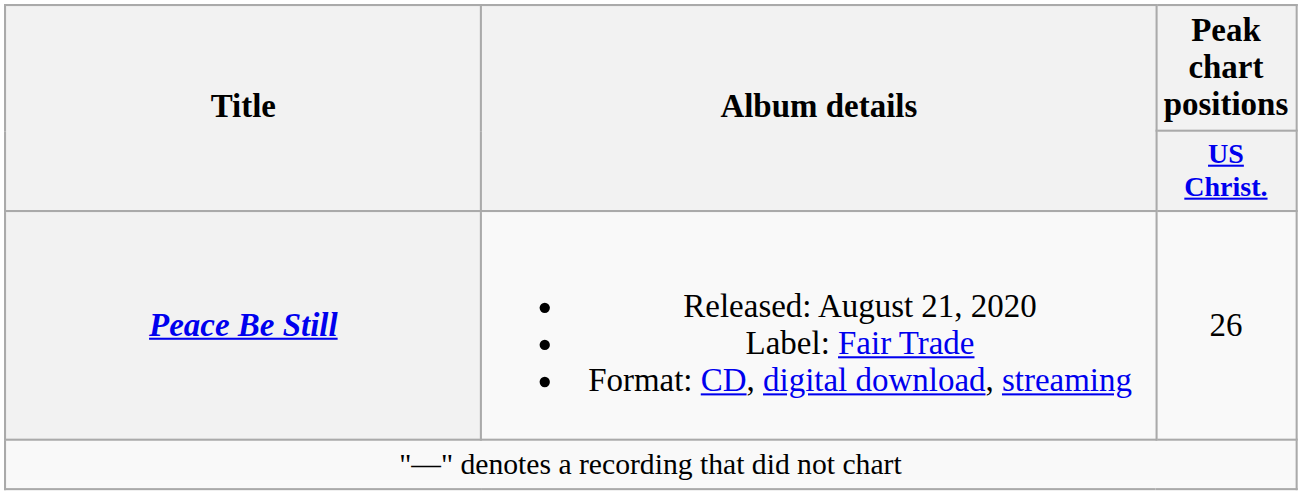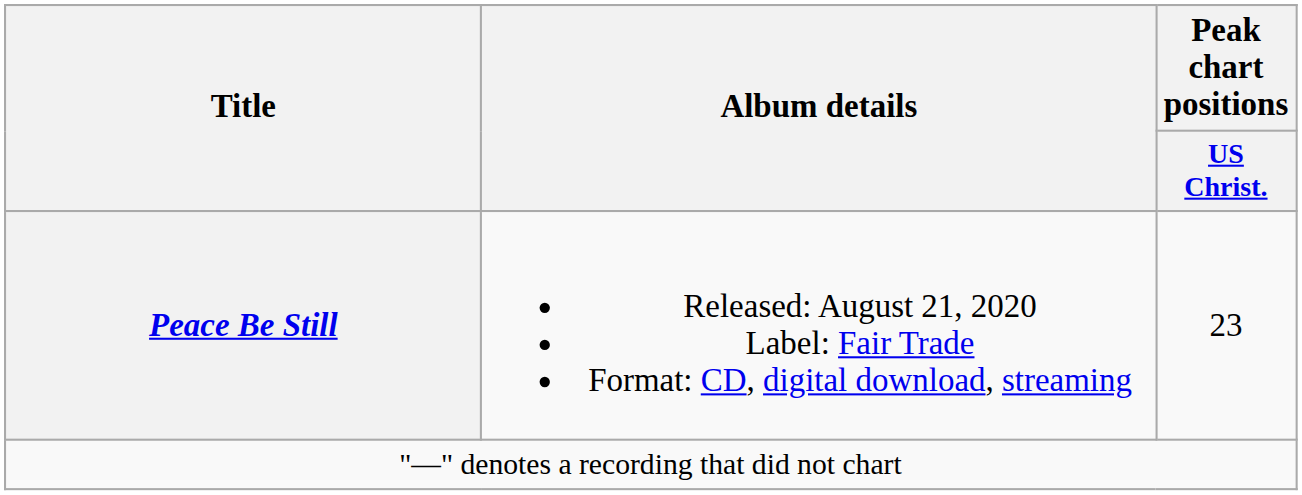(1226, 324) 26 -> (1226, 324) 23
